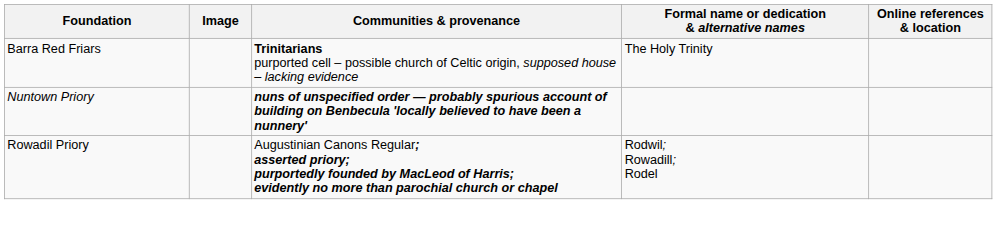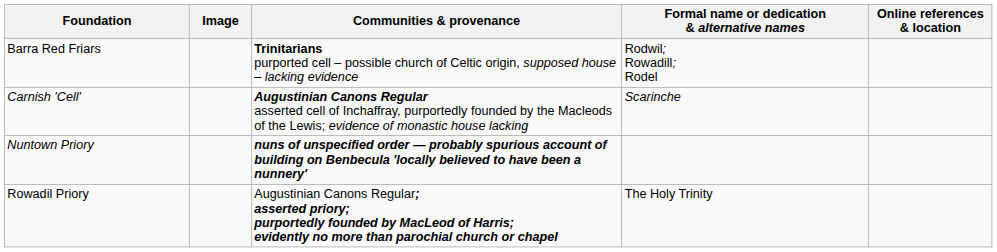(669, 48) The Holy Trinity -> (650, 63) Rodwil; Rowadill; Rodel
+ row: (44, 97)
(650, 159) Rodwil; Rowadill; Rodel -> (669, 194) The Holy Trinity
